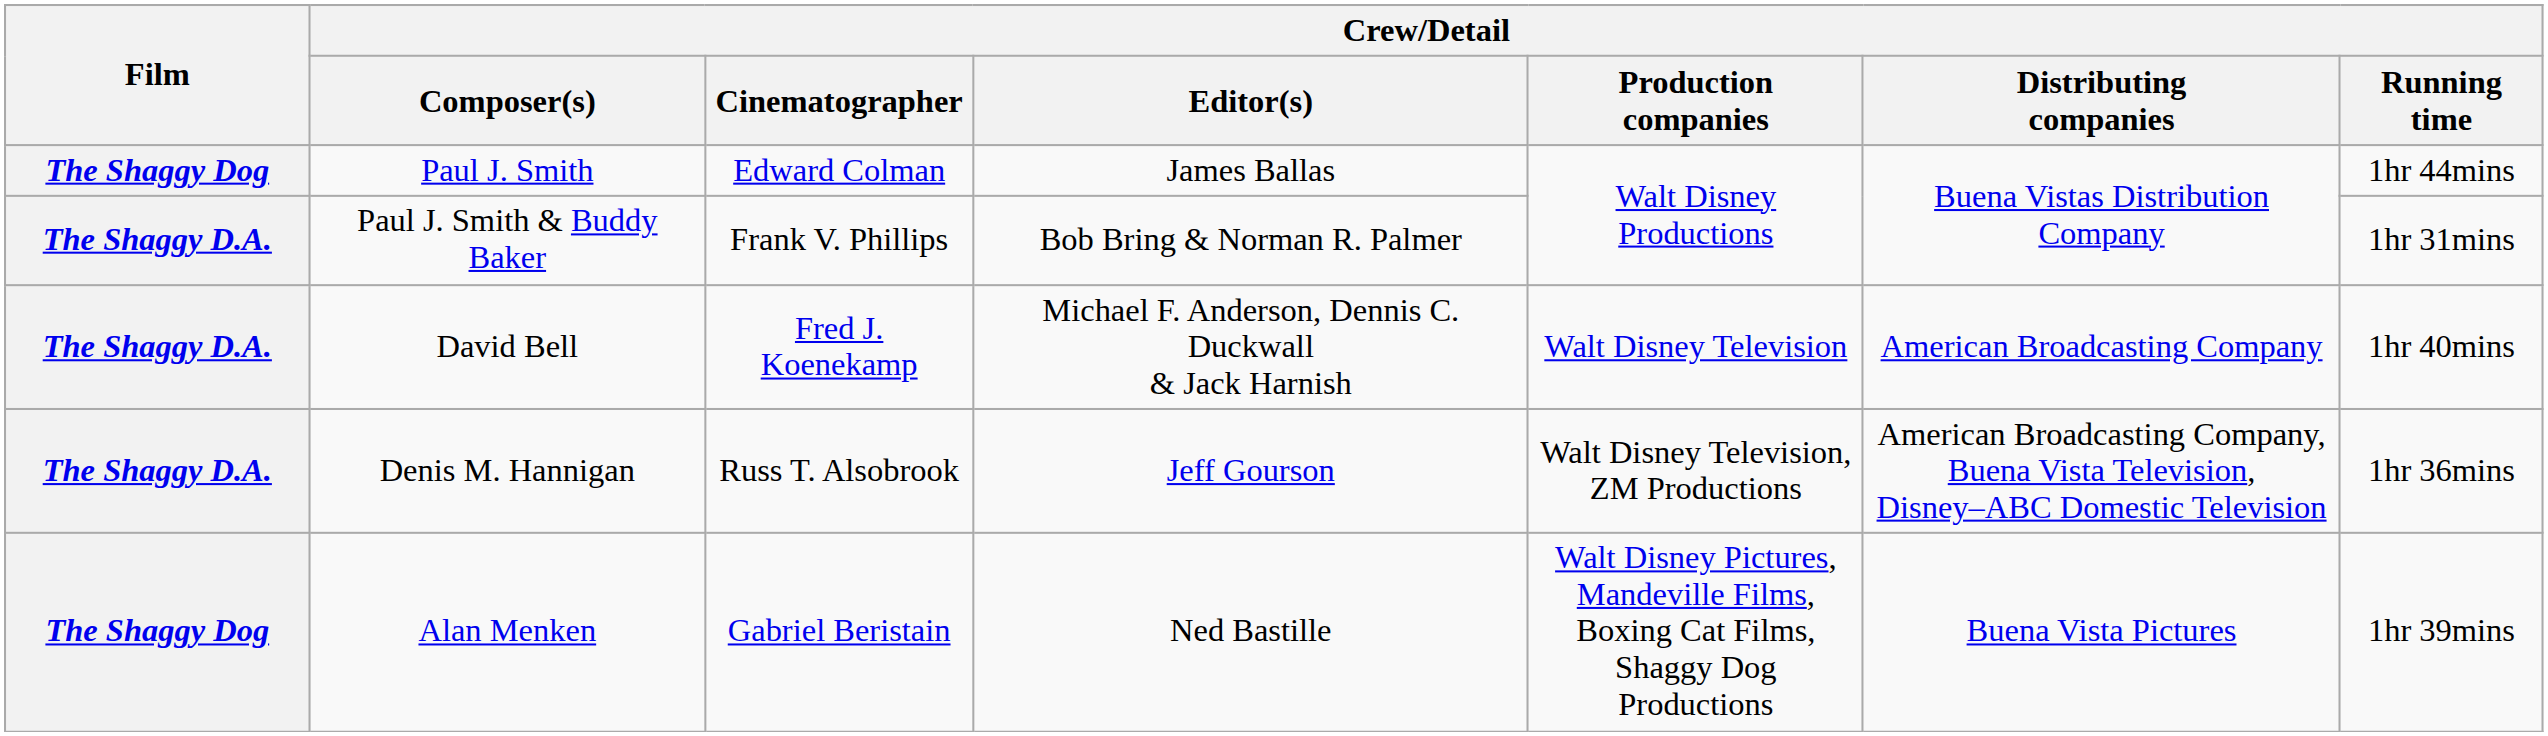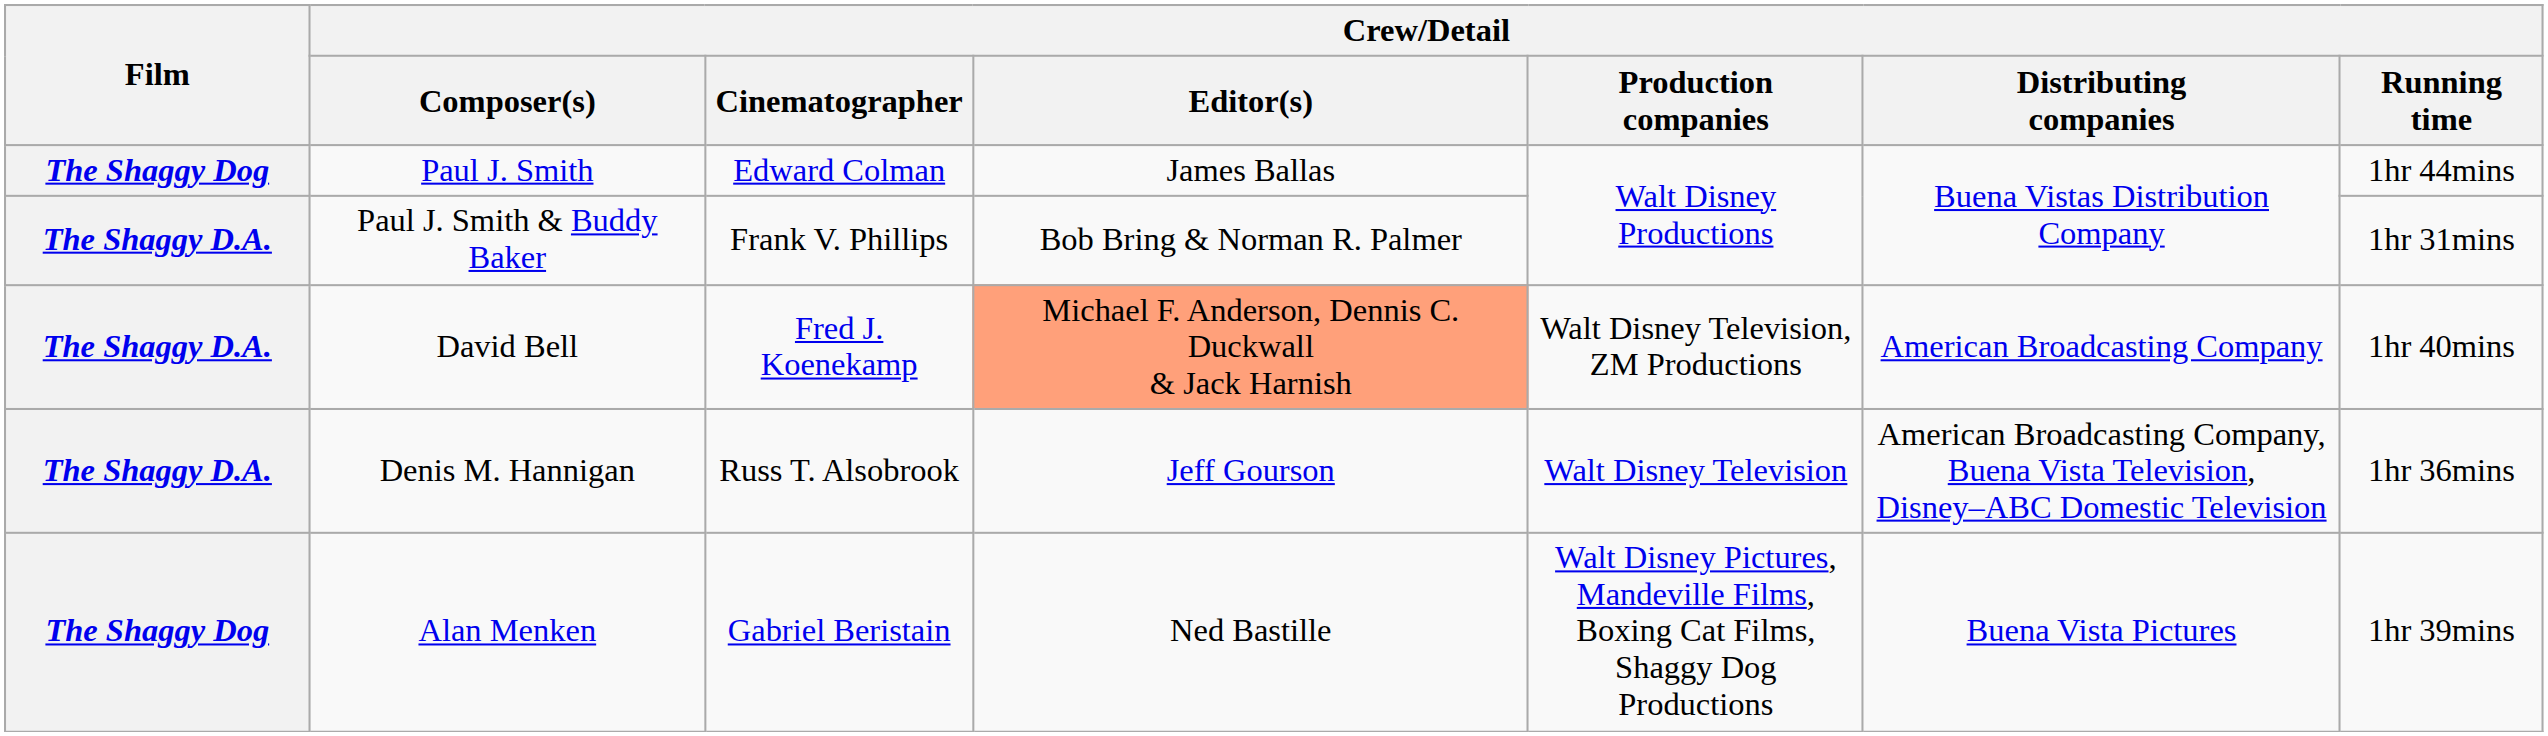(1251, 345) no background -> (1251, 345) lightsalmon background
(1696, 345) Walt Disney Television -> (1696, 345) Walt Disney Television, ZM Productions
(1696, 470) Walt Disney Television, ZM Productions -> (1696, 470) Walt Disney Television
